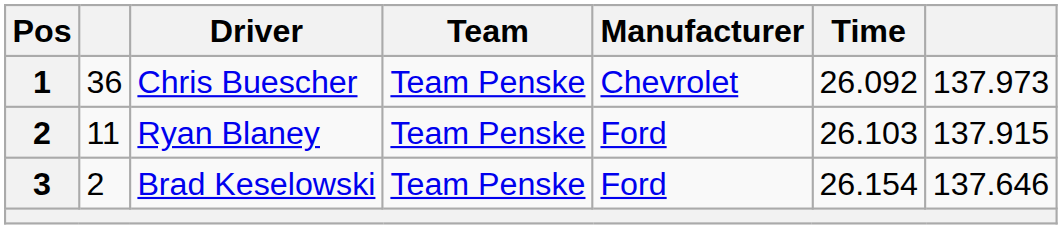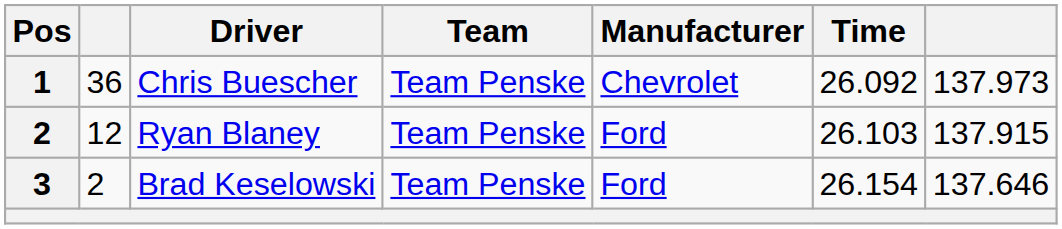(103, 133) 11 -> (105, 133) 12
